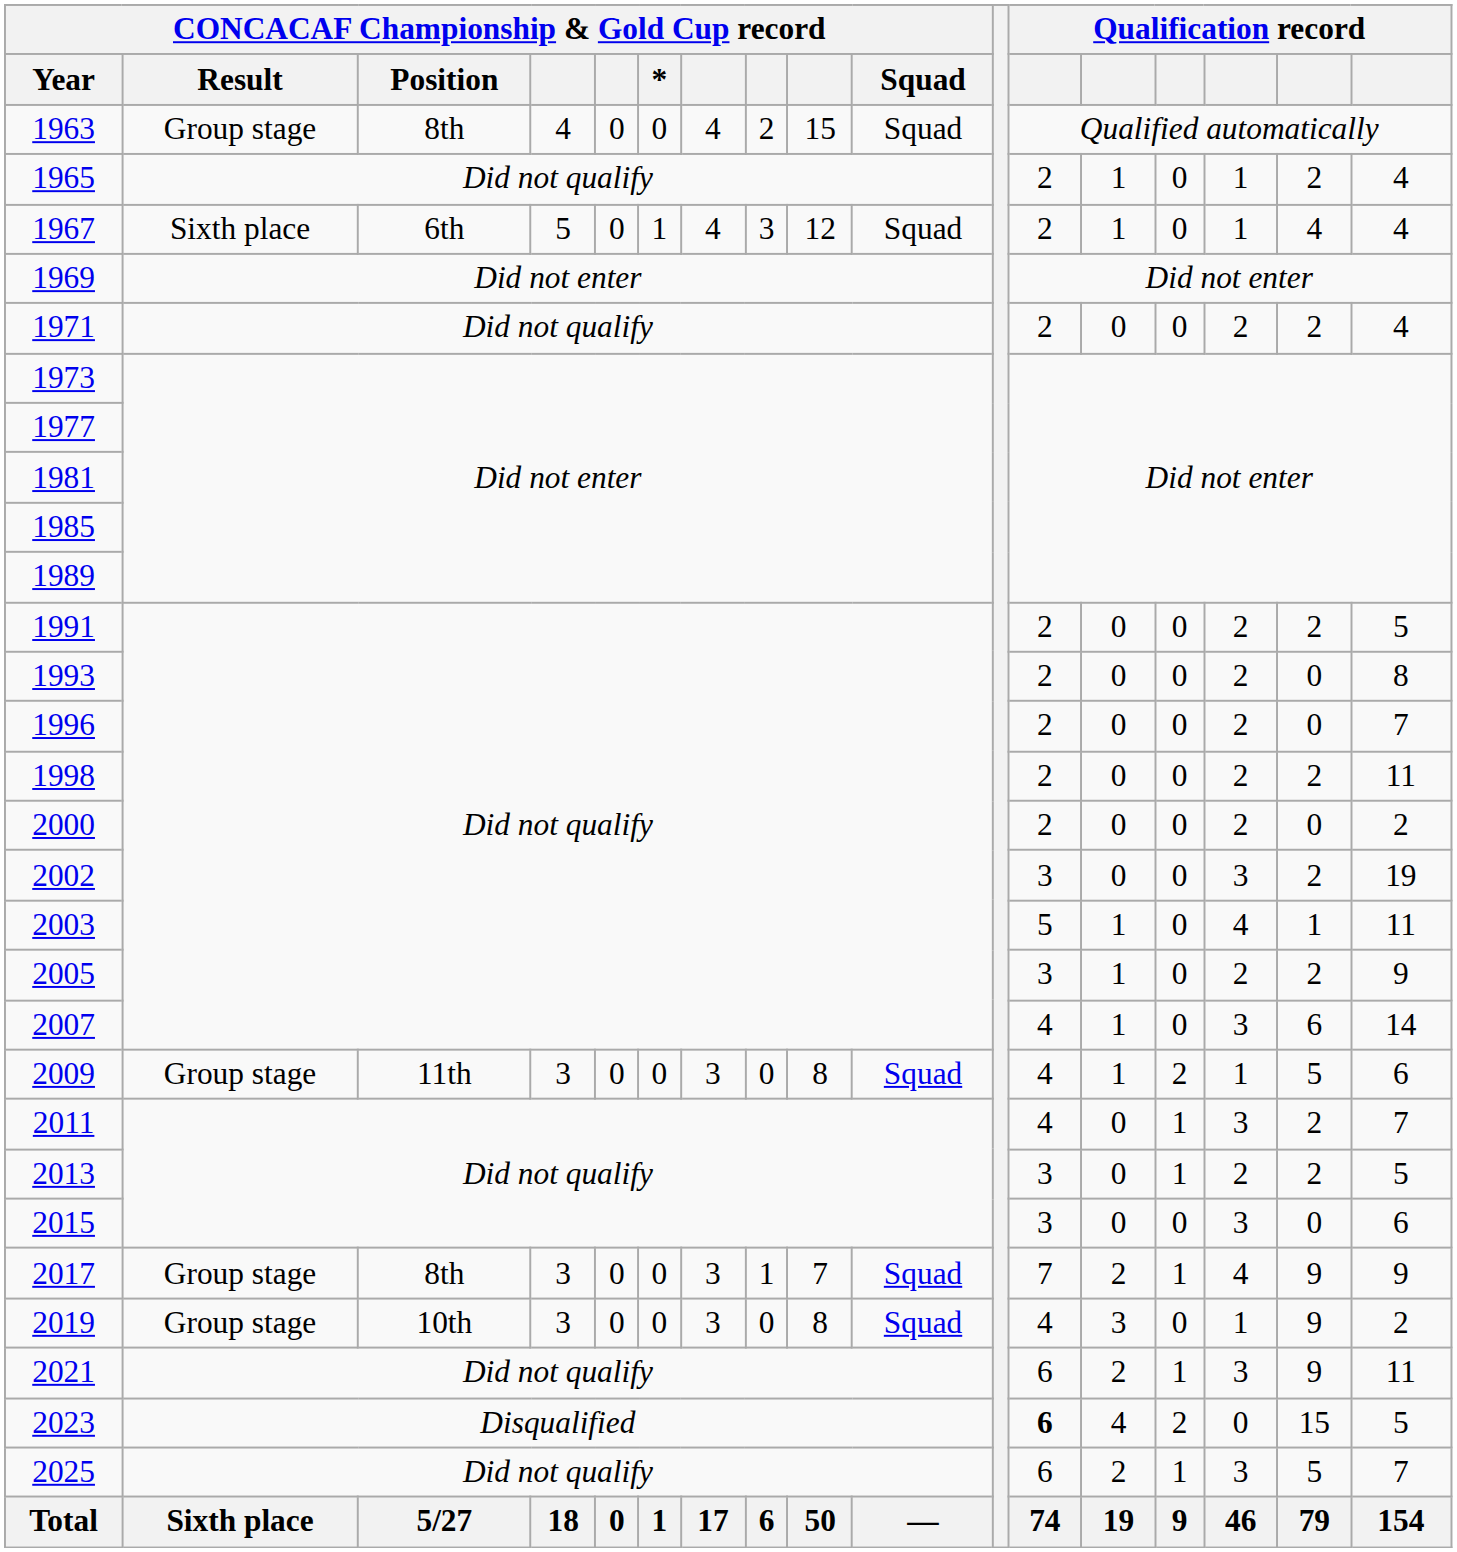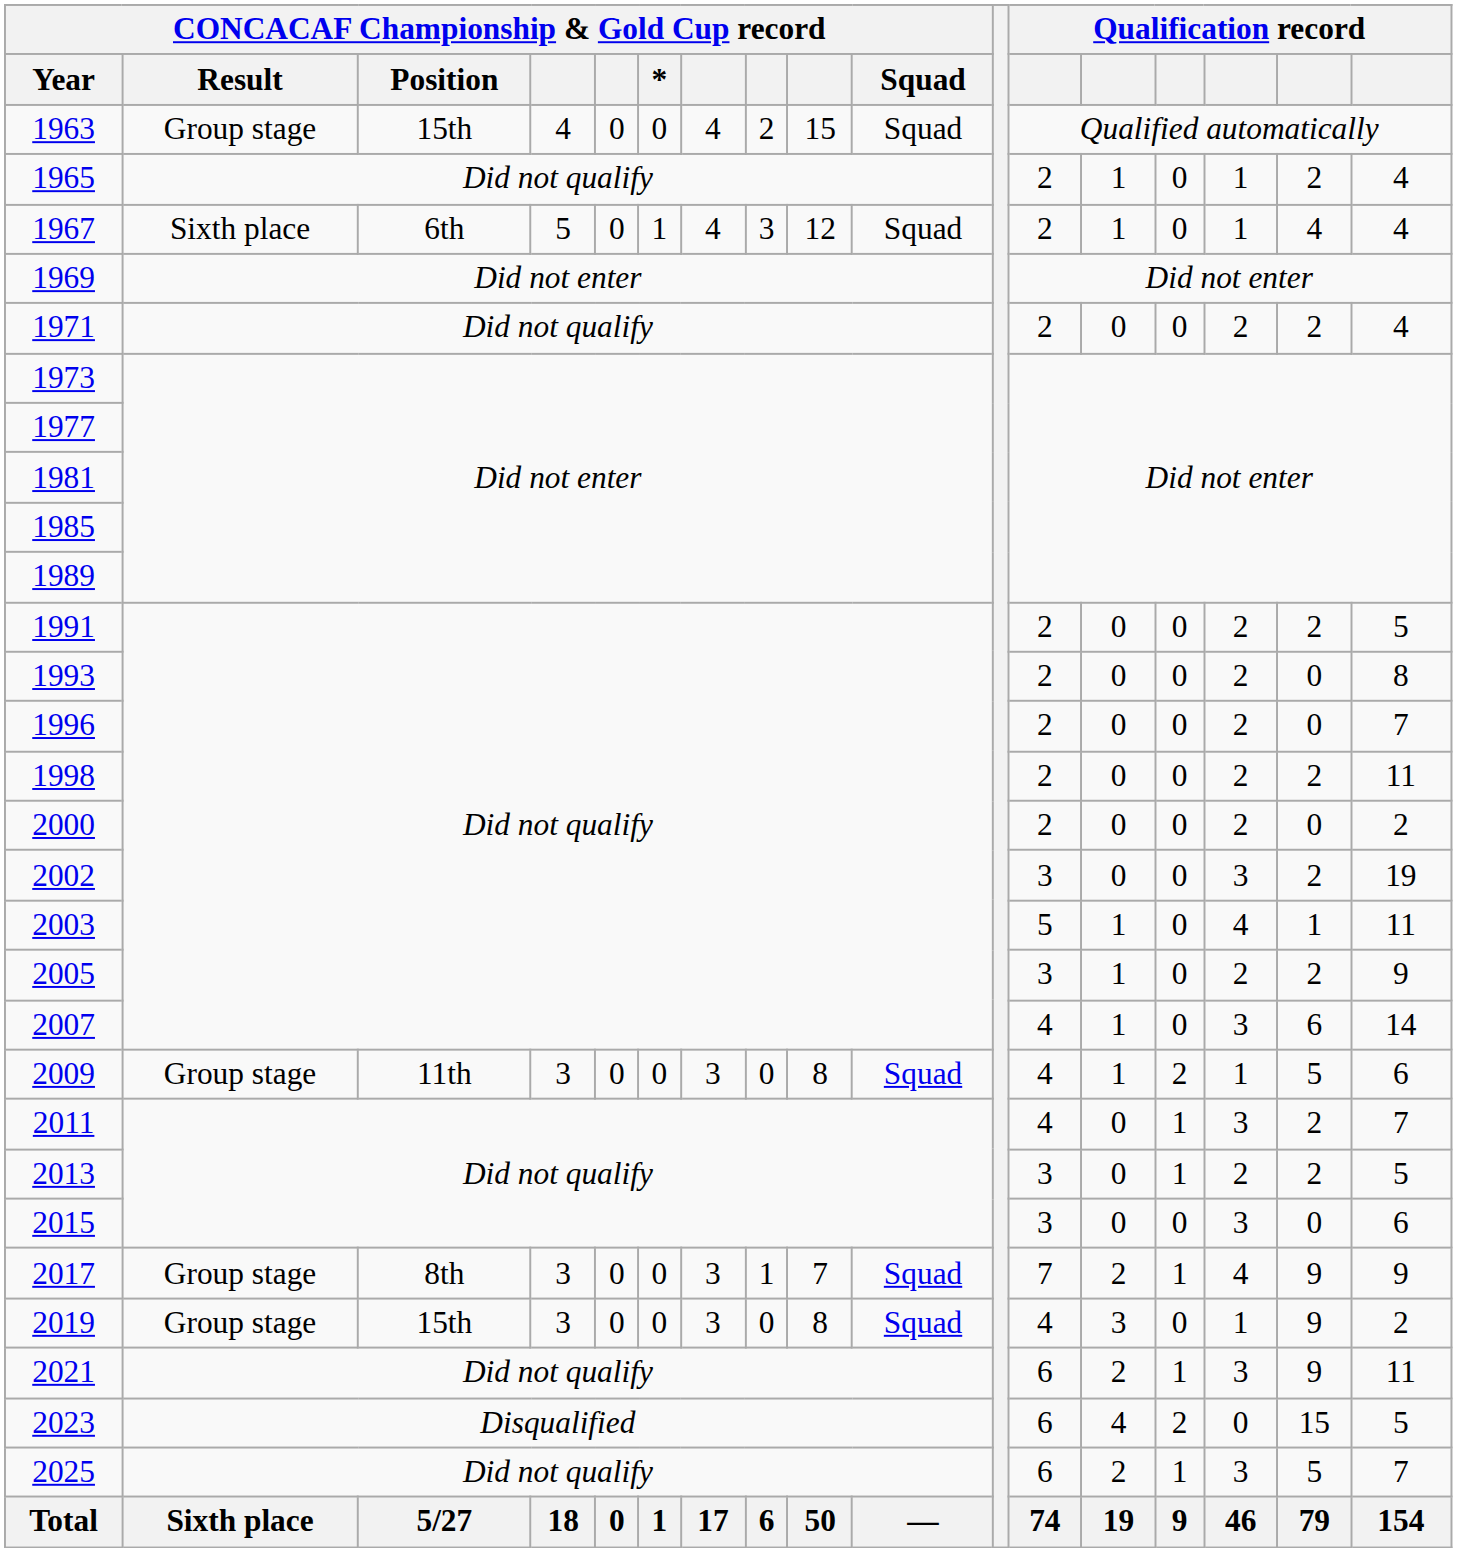(444, 128) 8th -> (444, 128) 15th
(444, 1322) 10th -> (444, 1322) 15th
(1045, 1421) bold -> (1045, 1421) normal
